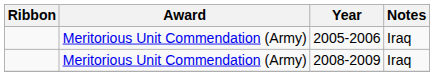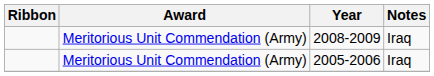rows swapped: (347, 37) <-> (347, 60)
